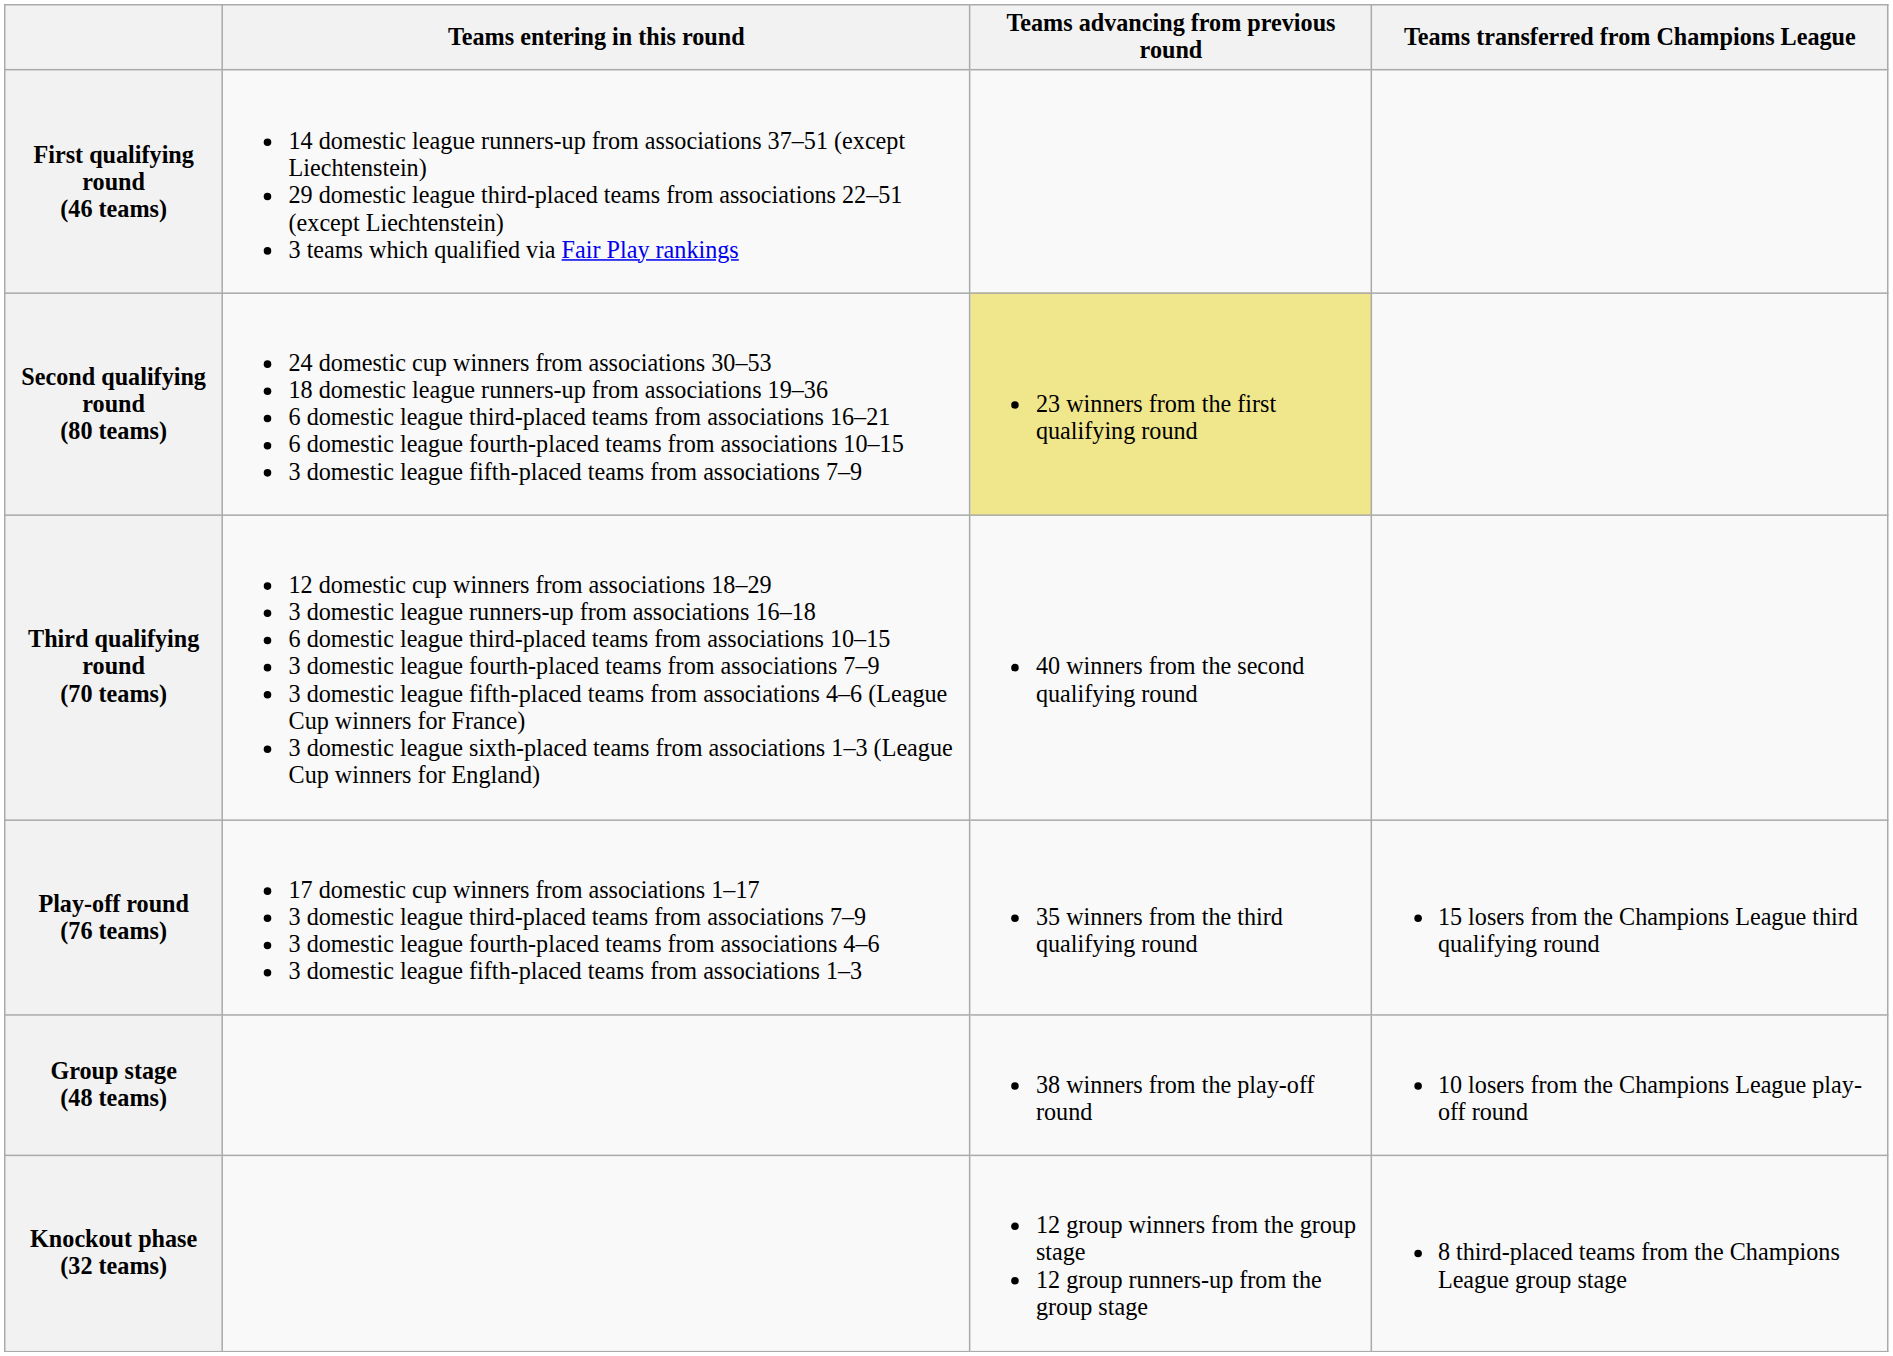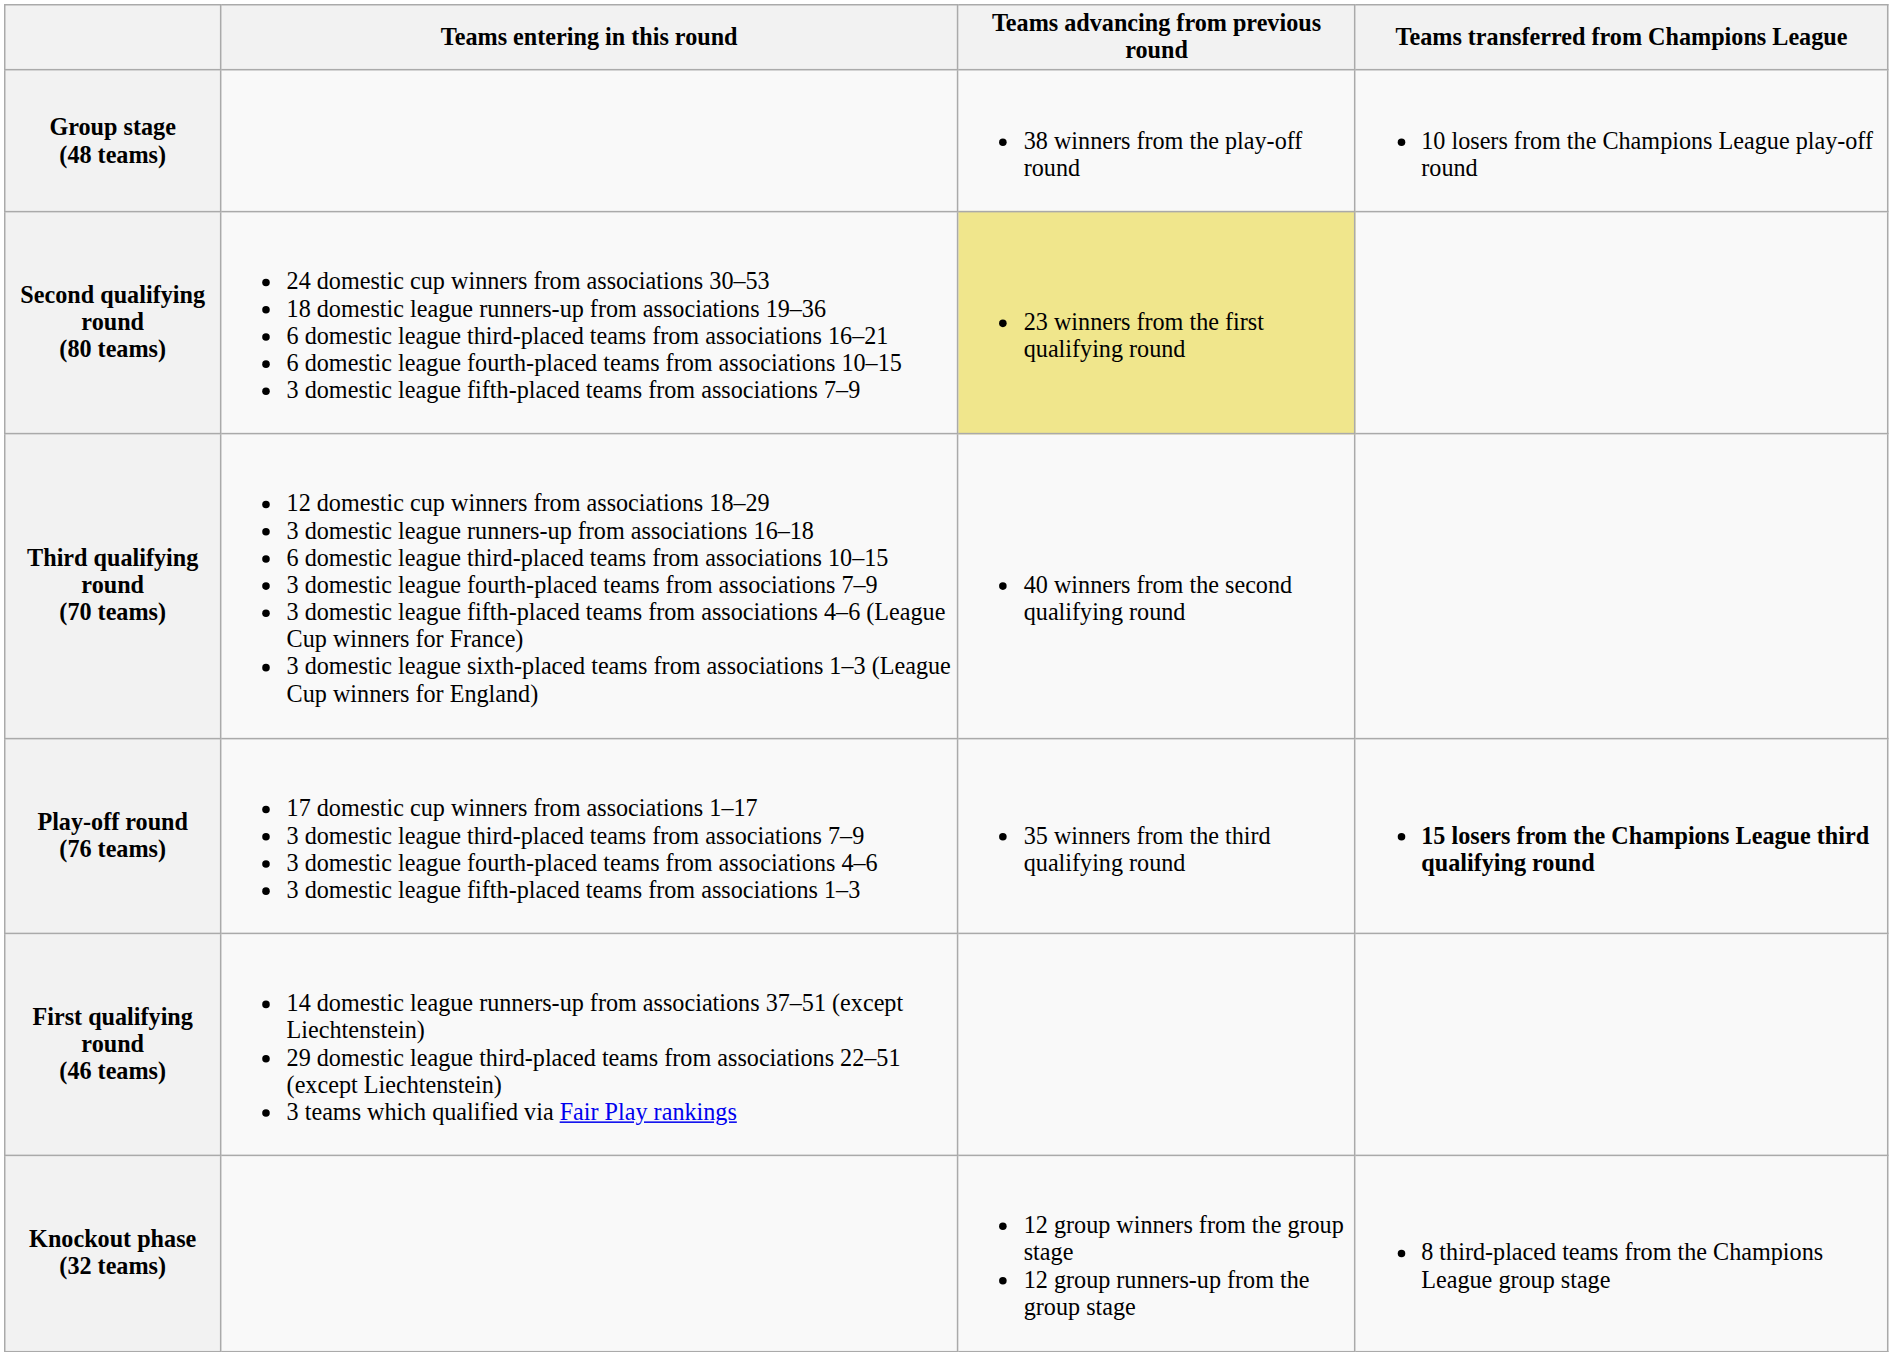rows swapped: (114, 181) <-> (114, 1084)
(1630, 931) normal -> (1622, 849) bold
